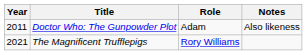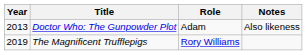(17, 27) 2011 -> (17, 27) 2013
(17, 42) 2021 -> (17, 42) 2019
